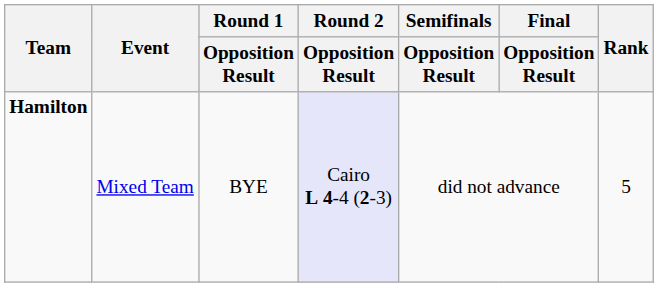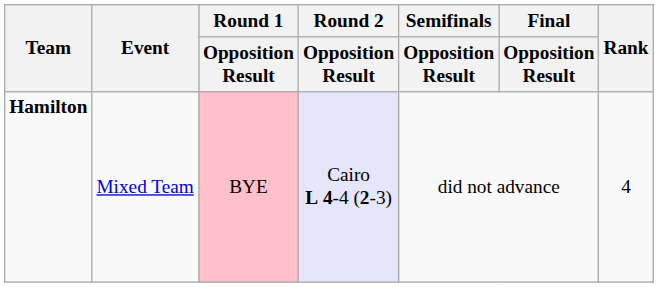(248, 186) no background -> (248, 186) pink background
(626, 186) 5 -> (626, 186) 4
